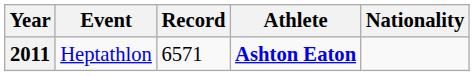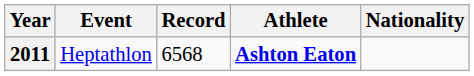(182, 53) 6571 -> (182, 53) 6568
